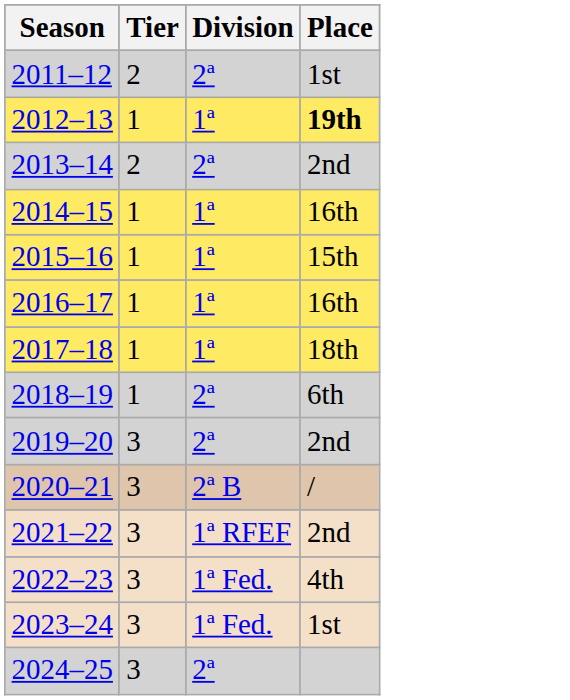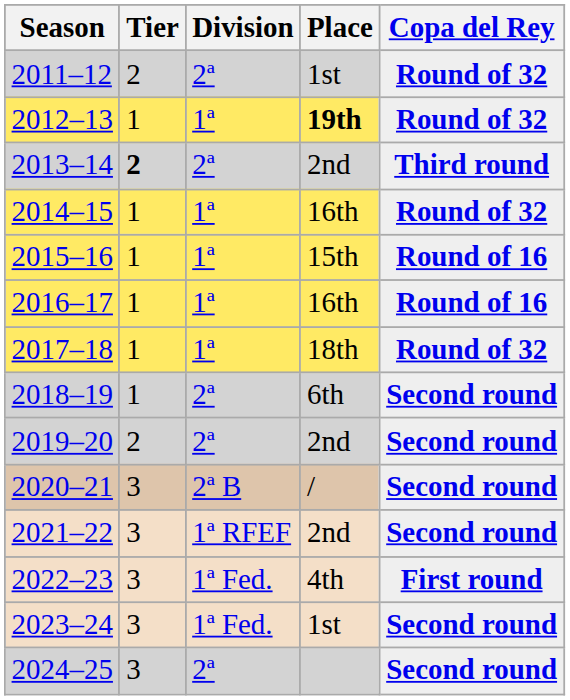+ column: (472, 27)
(134, 165) normal -> (134, 165) bold
(134, 440) 3 -> (134, 440) 2
